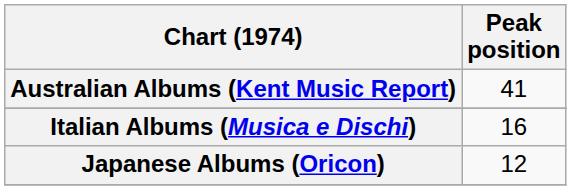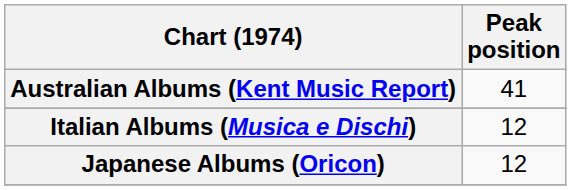(514, 126) 16 -> (514, 126) 12
